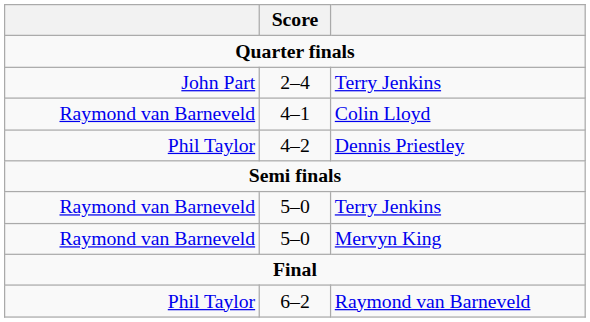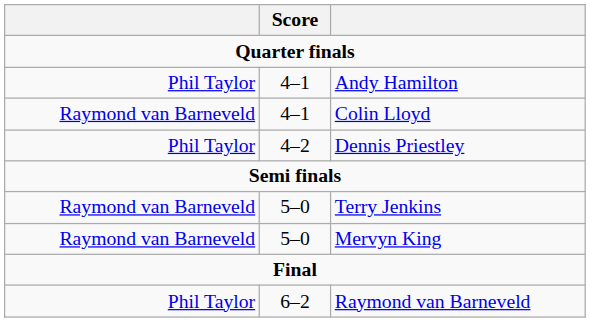+ row: (295, 82)
- row: (295, 82)
